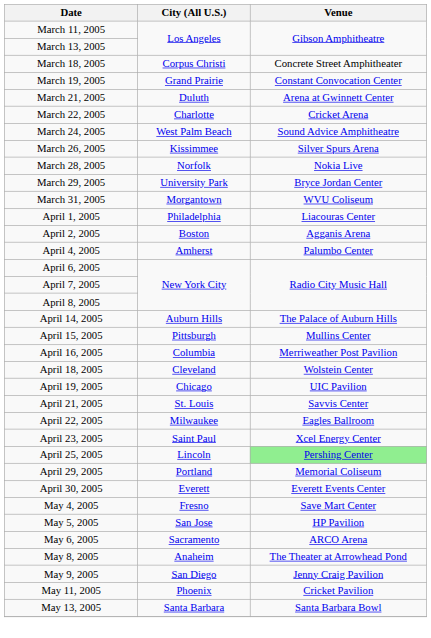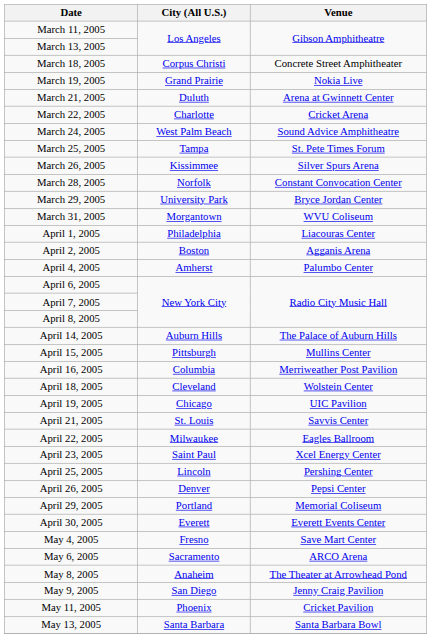(338, 81) Constant Convocation Center -> (338, 81) Nokia Live
+ row: (71, 149)
(338, 166) Nokia Live -> (338, 183) Constant Convocation Center
(338, 455) lightgreen background -> (338, 472) no background
+ row: (71, 489)
- row: (71, 523)
